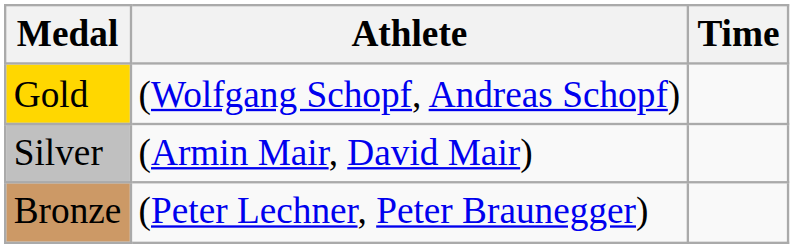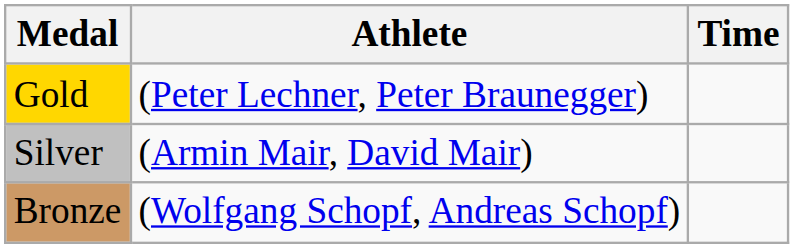(409, 93) (Wolfgang Schopf, Andreas Schopf) -> (394, 93) (Peter Lechner, Peter Braunegger)
(394, 211) (Peter Lechner, Peter Braunegger) -> (409, 211) (Wolfgang Schopf, Andreas Schopf)
